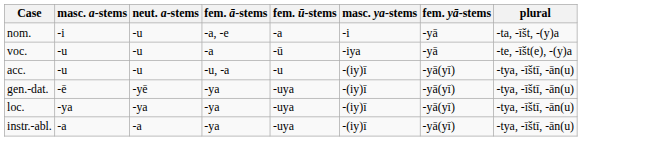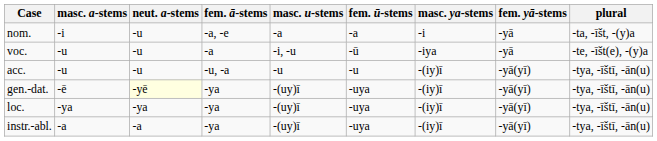+ column: (308, 13)
(140, 88) no background -> (140, 88) lightyellow background
